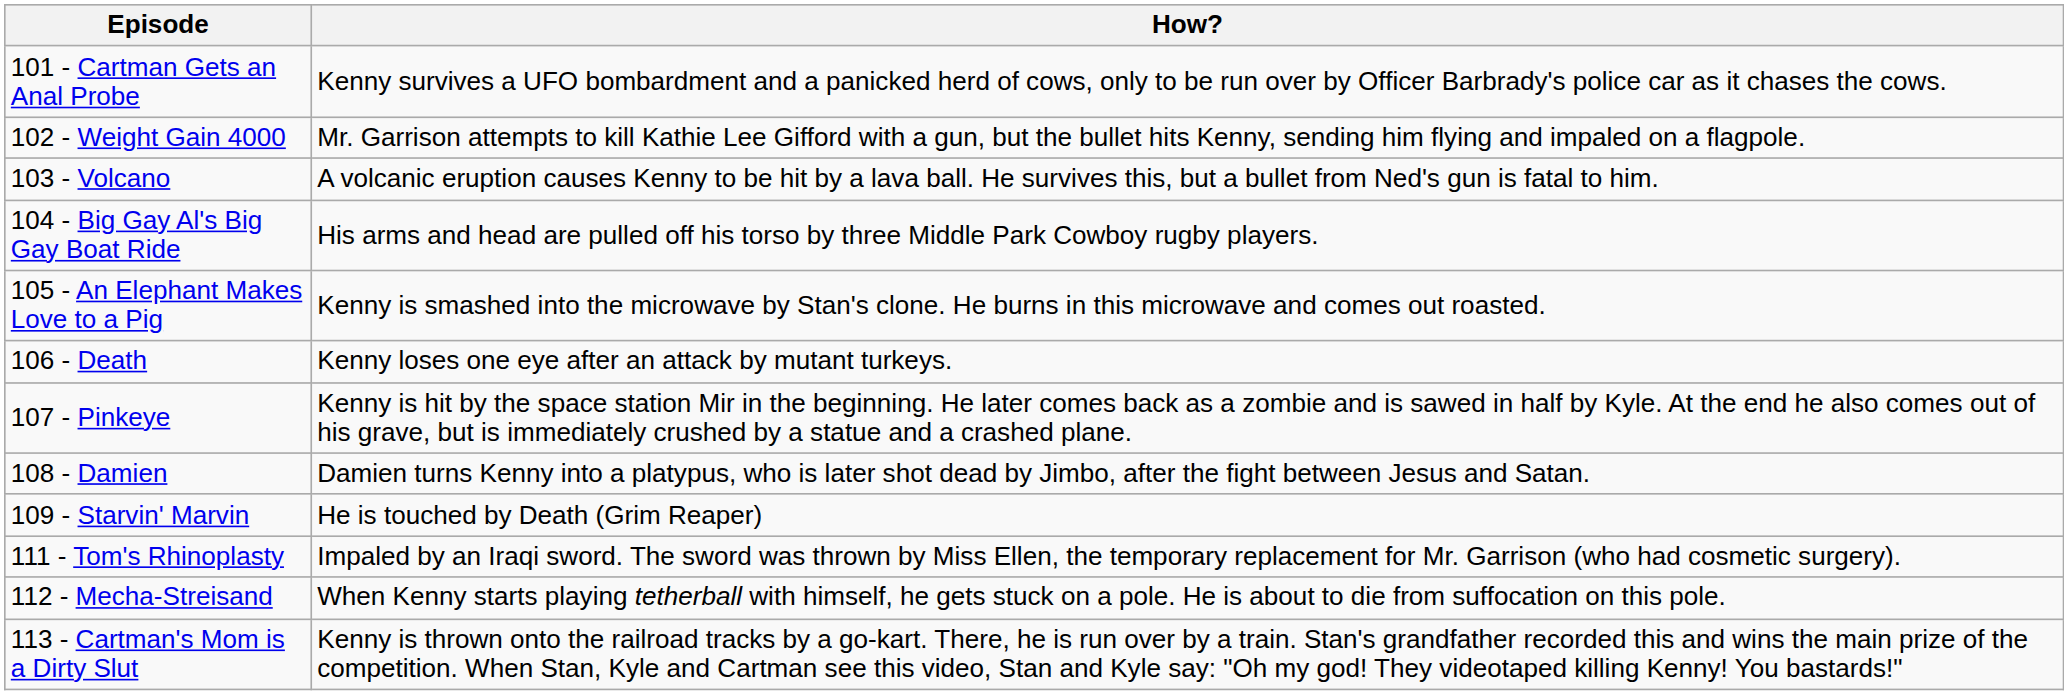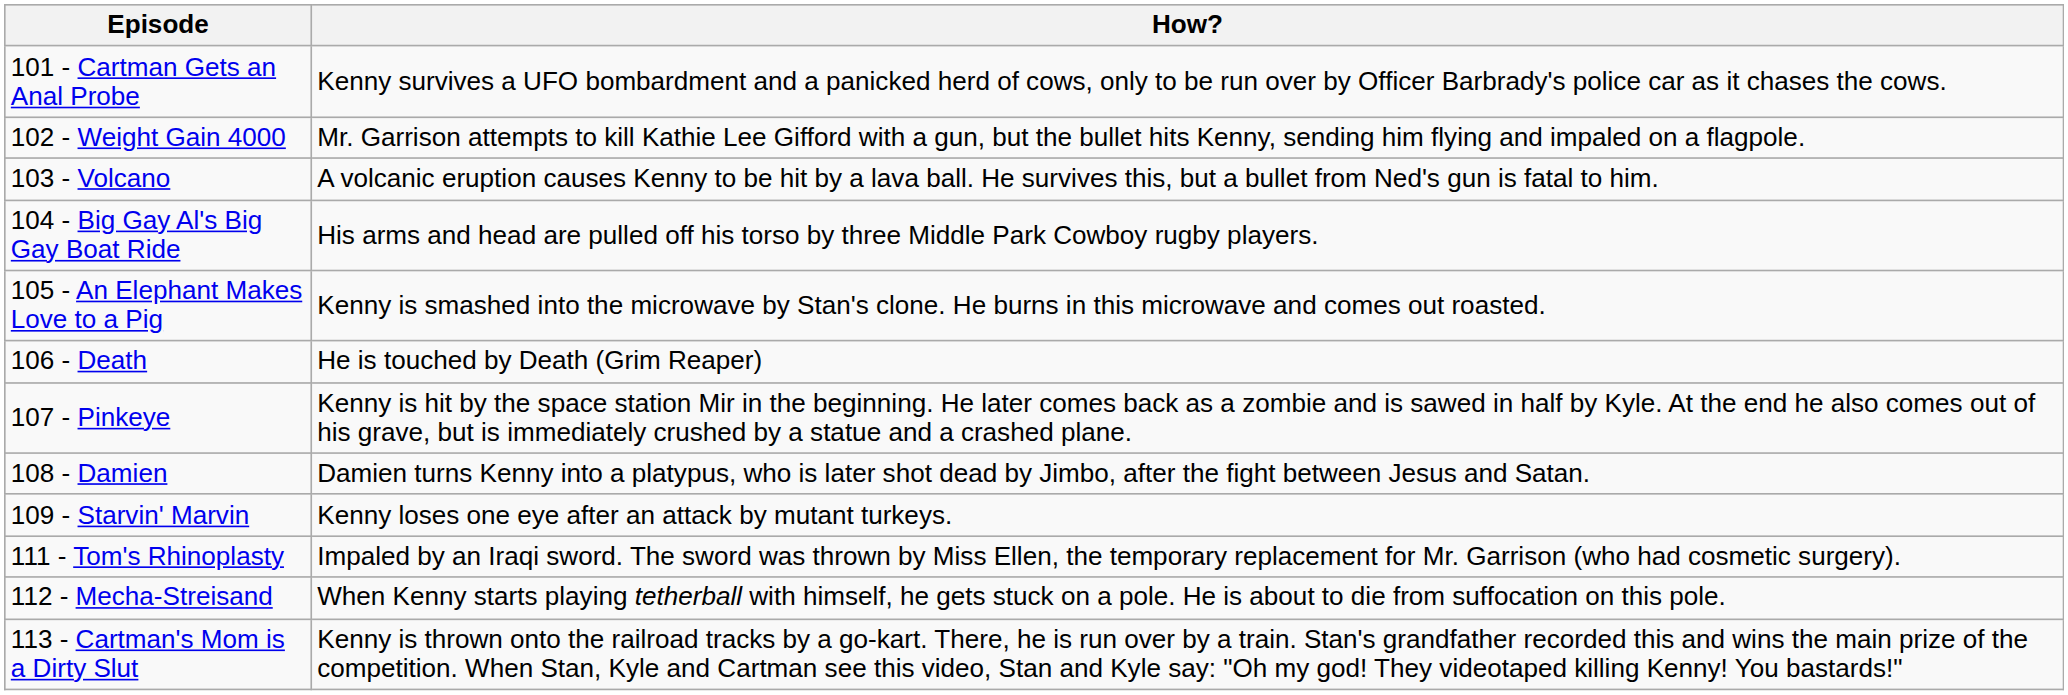(635, 361) Kenny loses one eye after an attack by mutant turkeys. -> (540, 361) He is touched by Death (Grim Reaper)
(540, 514) He is touched by Death (Grim Reaper) -> (635, 514) Kenny loses one eye after an attack by mutant turkeys.
